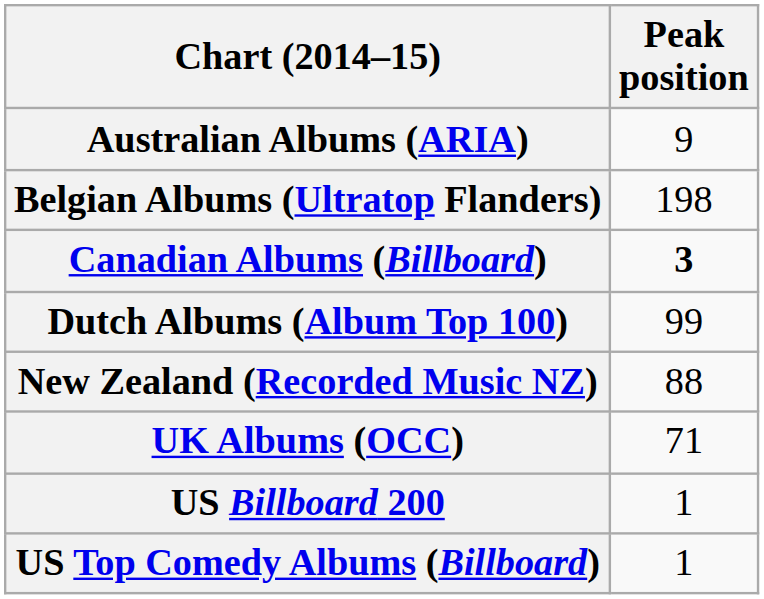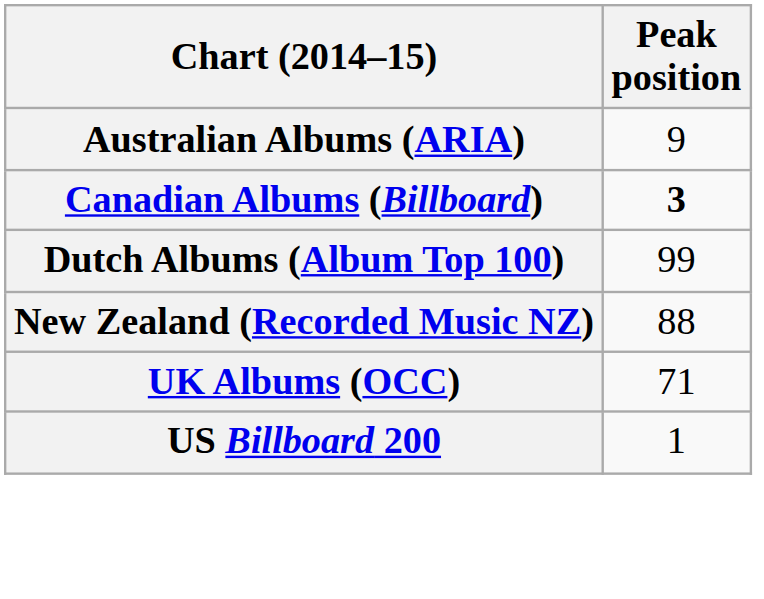- row: (308, 199)
- row: (308, 563)
